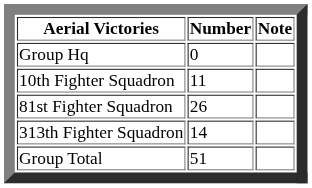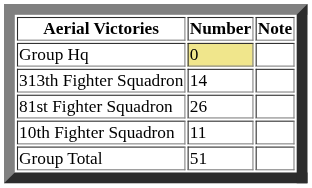(194, 54) no background -> (194, 54) khaki background
rows swapped: (97, 80) <-> (101, 132)
